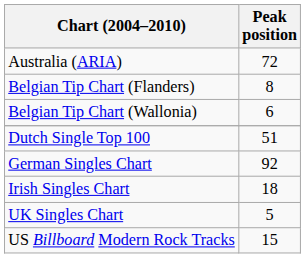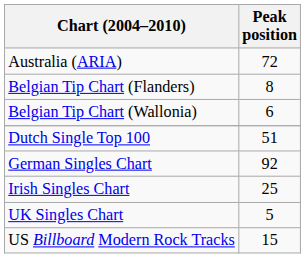(270, 189) 18 -> (270, 189) 25
